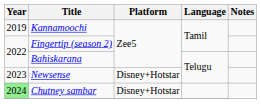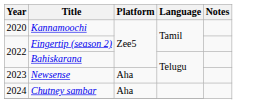(17, 28) 2019 -> (17, 28) 2020
(148, 75) Disney+Hotstar -> (125, 75) Aha
(17, 91) lightgreen background -> (17, 91) no background
(148, 91) Disney+Hotstar -> (125, 91) Aha
